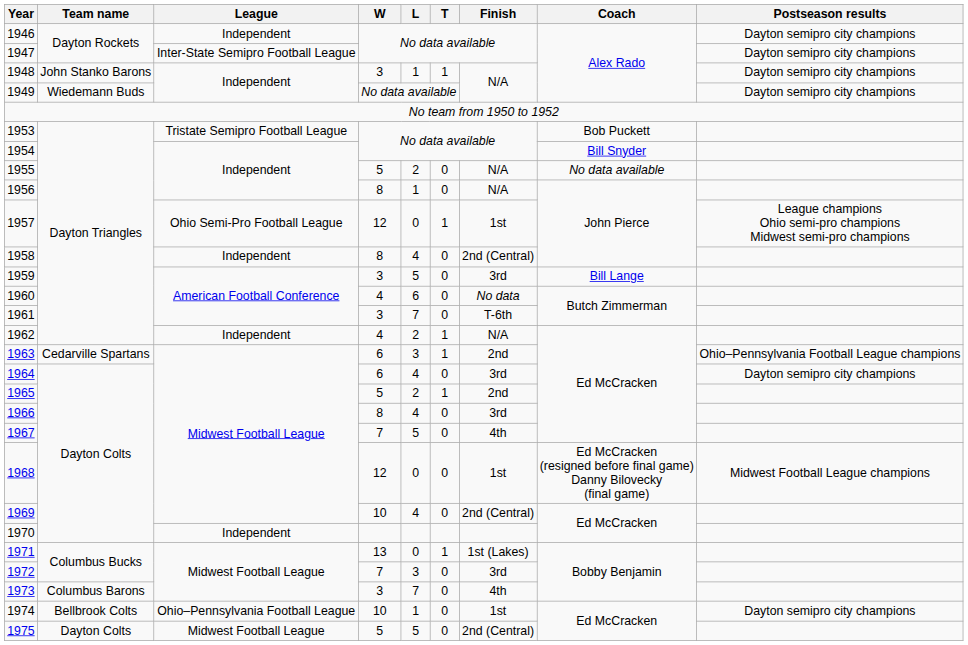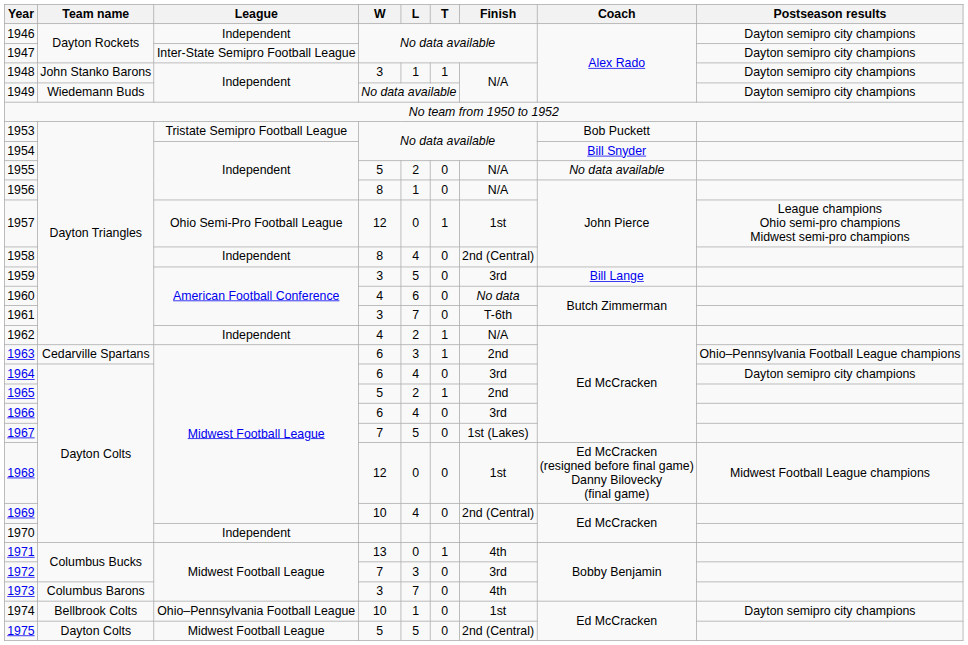(380, 413) 8 -> (380, 413) 6
(498, 432) 4th -> (498, 432) 1st (Lakes)
(498, 552) 1st (Lakes) -> (498, 552) 4th
